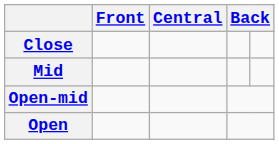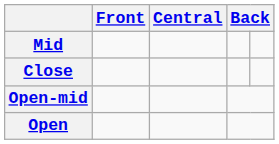rows swapped: (48, 45) <-> (48, 72)
